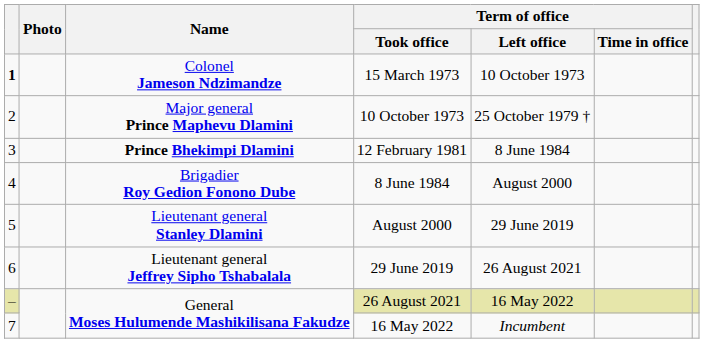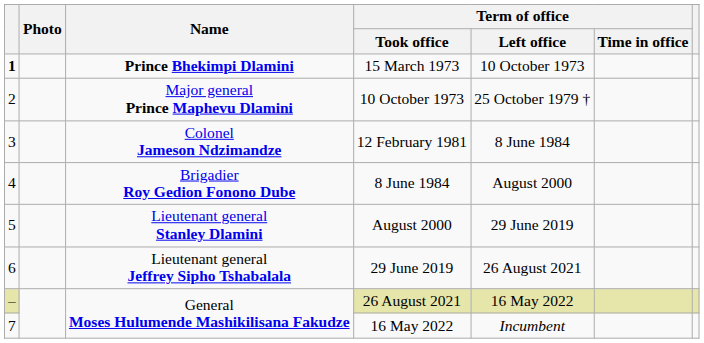(209, 74) Colonel Jameson Ndzimandze -> (209, 66) Prince Bhekimpi Dlamini
(209, 150) Prince Bhekimpi Dlamini -> (209, 141) Colonel Jameson Ndzimandze
